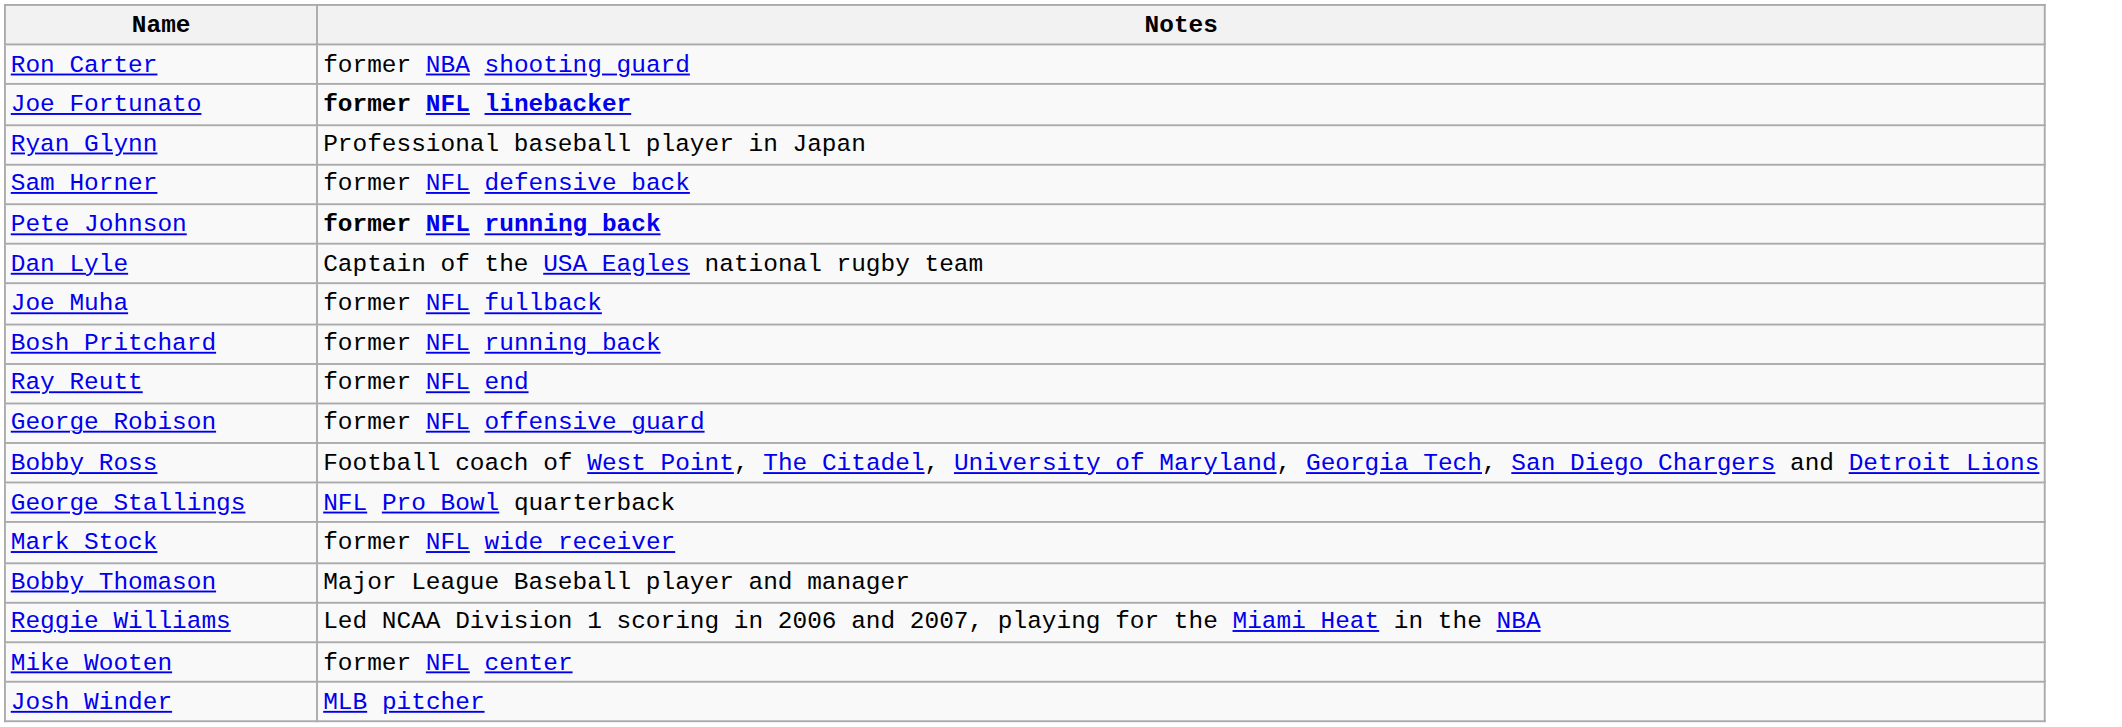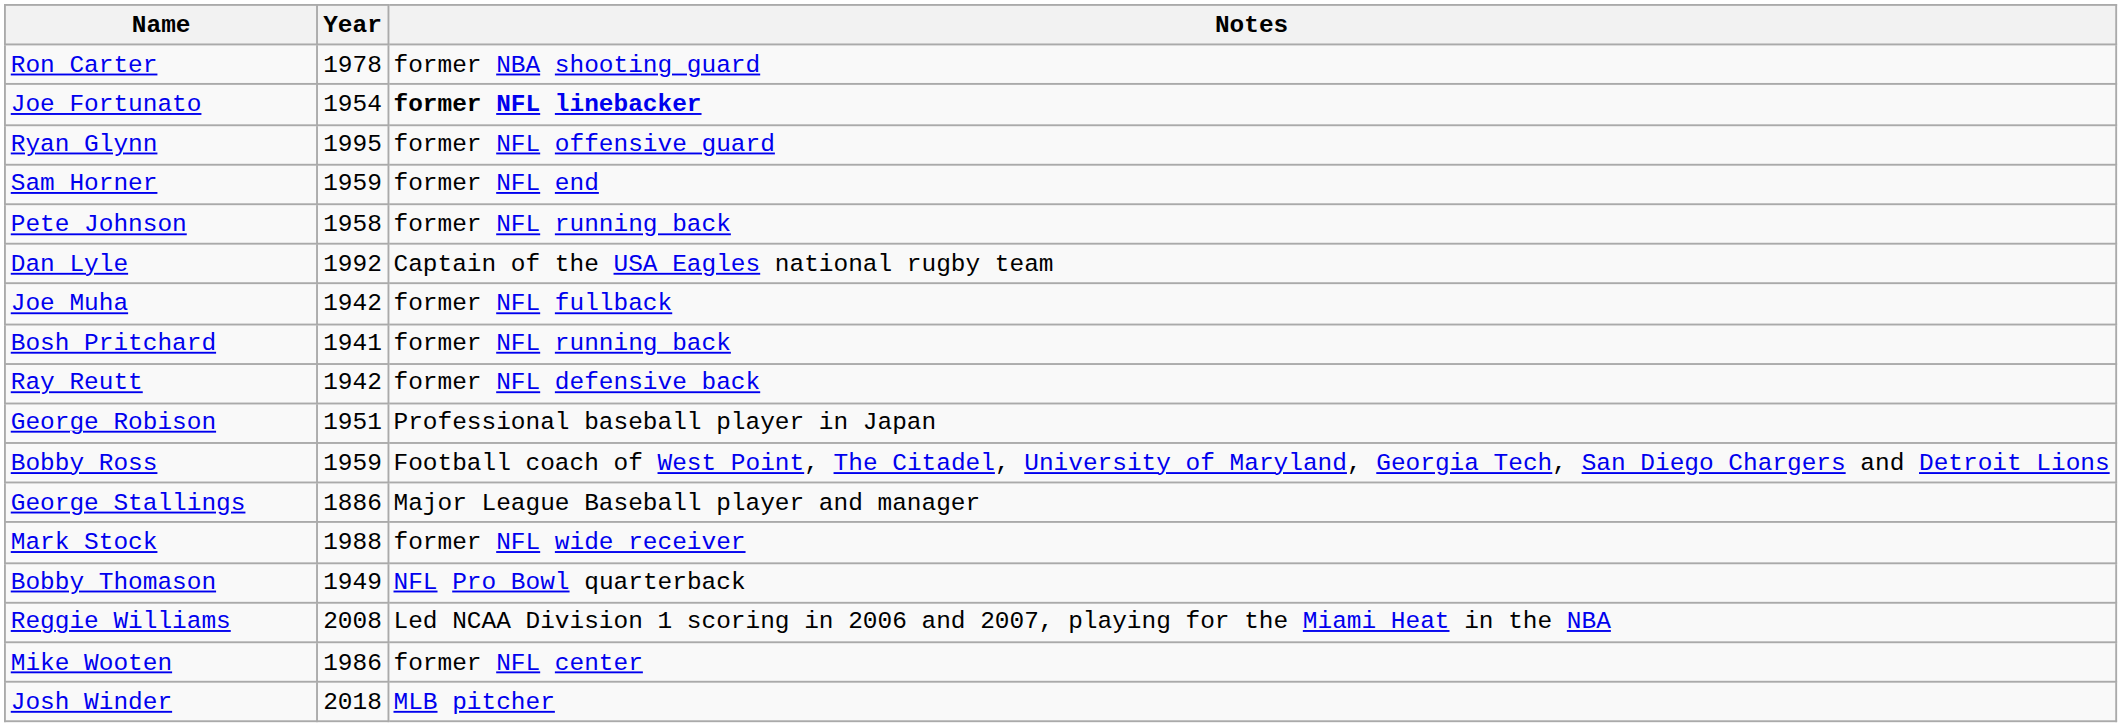+ column: (353, 25)
(595, 144) Professional baseball player in Japan -> (584, 144) former NFL offensive guard
(507, 184) former NFL defensive back -> (496, 184) former NFL end
(492, 224) bold -> (562, 224) normal
(426, 383) former NFL end -> (577, 383) former NFL defensive back
(514, 423) former NFL offensive guard -> (665, 423) Professional baseball player in Japan
(499, 503) NFL Pro Bowl quarterback -> (687, 503) Major League Baseball player and manager
(617, 583) Major League Baseball player and manager -> (570, 583) NFL Pro Bowl quarterback
